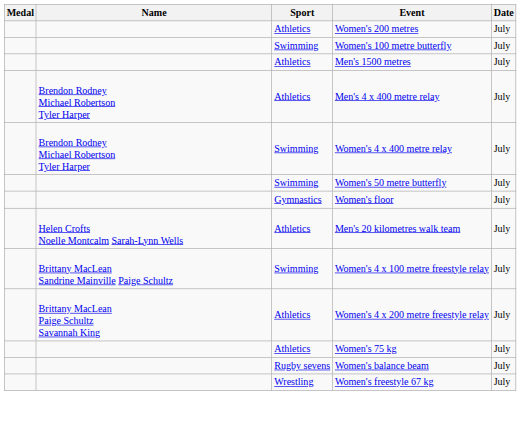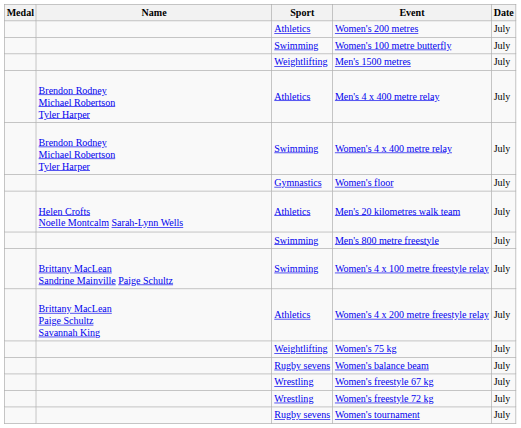(292, 62) Athletics -> (301, 62) Weightlifting
- row: (391, 183)
+ row: (387, 240)
(292, 349) Athletics -> (301, 349) Weightlifting
+ row: (384, 398)
+ row: (377, 415)
